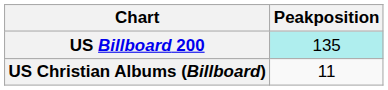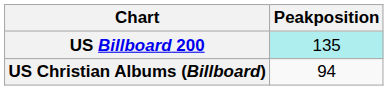(327, 71) 11 -> (327, 71) 94
